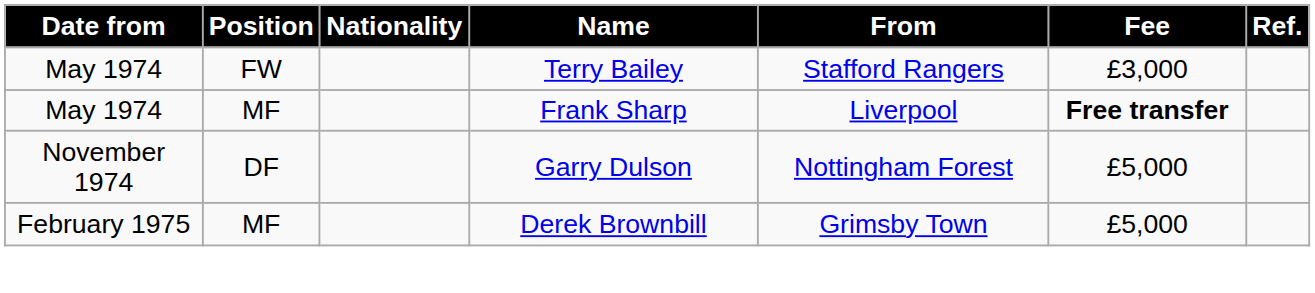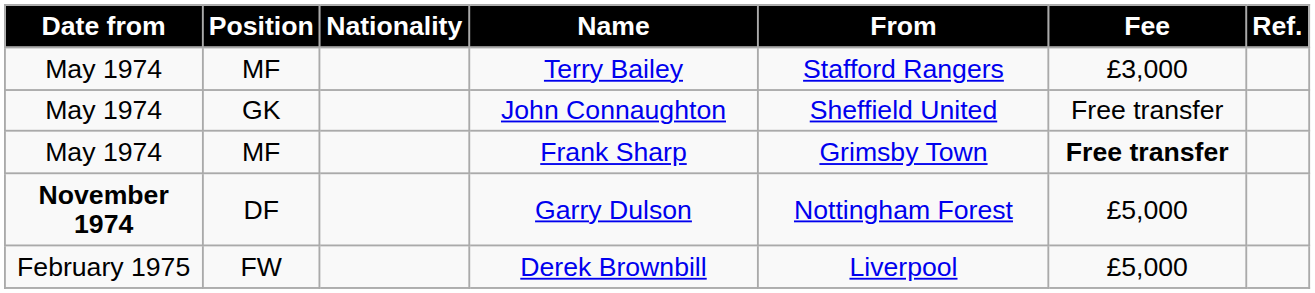(261, 68) FW -> (261, 68) MF
+ row: (613, 111)
(903, 111) Liverpool -> (903, 153) Grimsby Town
(104, 167) normal -> (104, 210) bold
(261, 224) MF -> (261, 266) FW
(903, 224) Grimsby Town -> (903, 266) Liverpool
